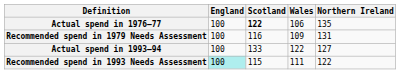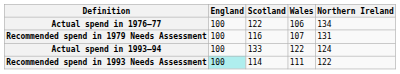(255, 24) bold -> (255, 24) normal
(324, 24) 135 -> (324, 24) 134
(297, 37) 109 -> (297, 37) 107
(324, 50) 127 -> (324, 50) 124
(255, 62) 115 -> (255, 62) 114
